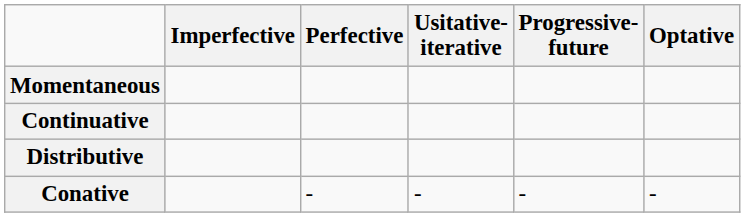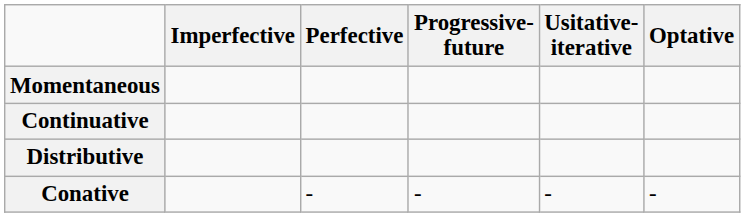columns swapped: (578, 35) <-> (461, 35)
